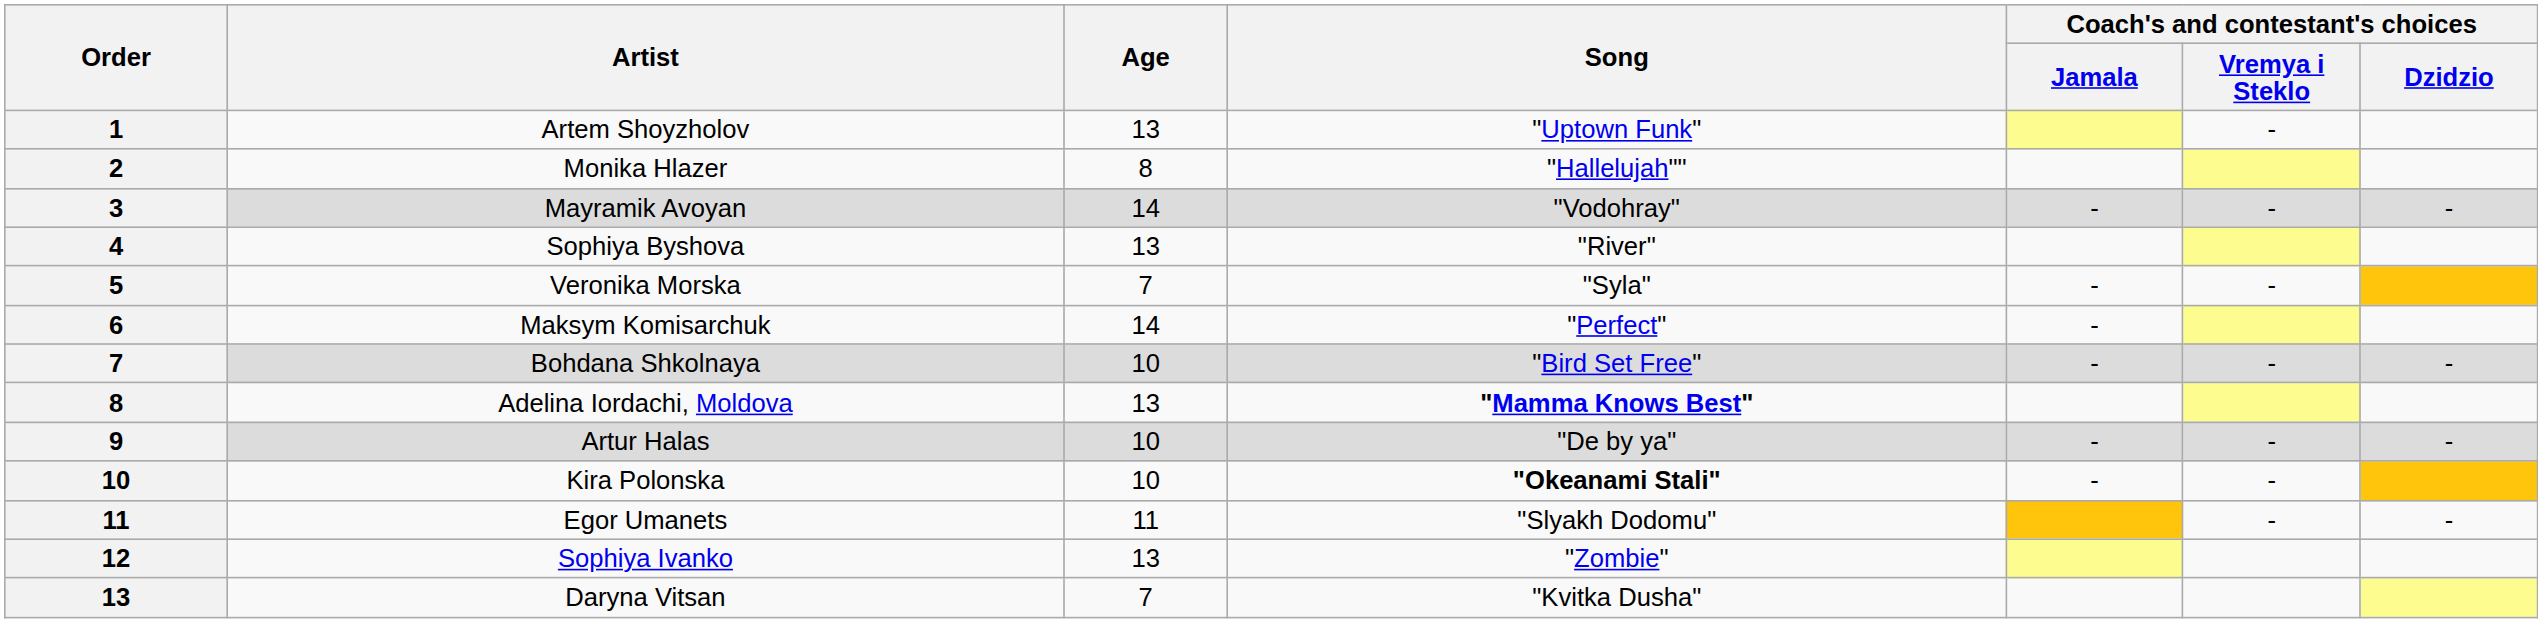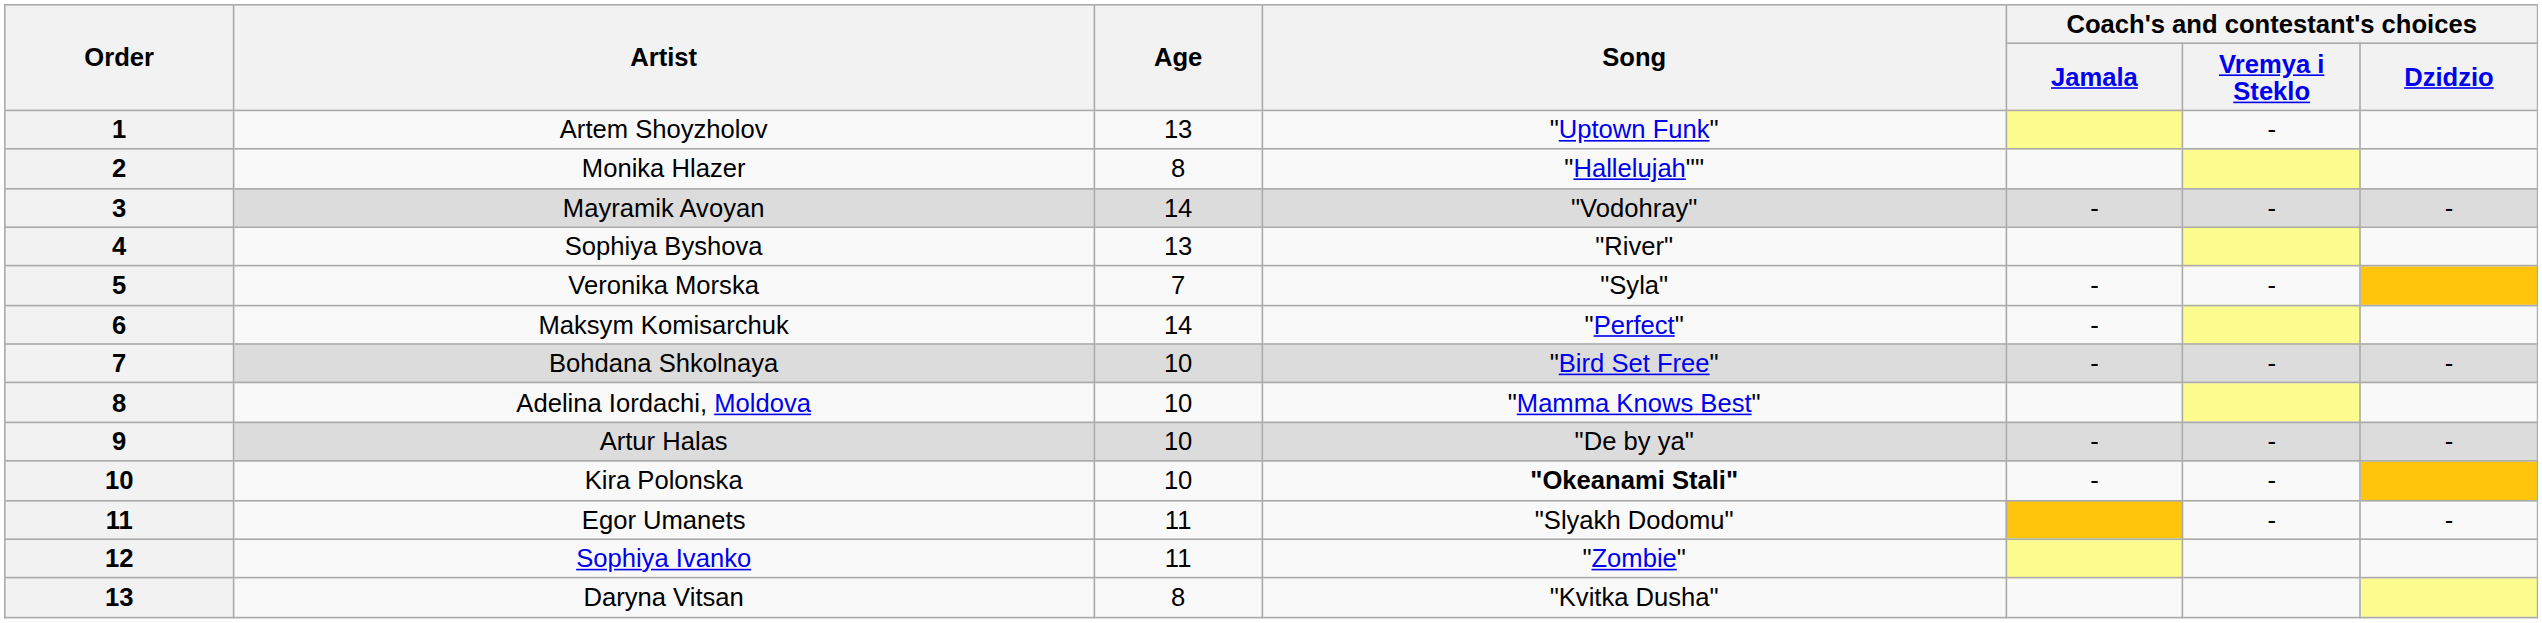(1146, 402) 13 -> (1178, 402) 10
(1617, 402) bold -> (1634, 402) normal
(1146, 559) 13 -> (1178, 559) 11
(1146, 598) 7 -> (1178, 598) 8
